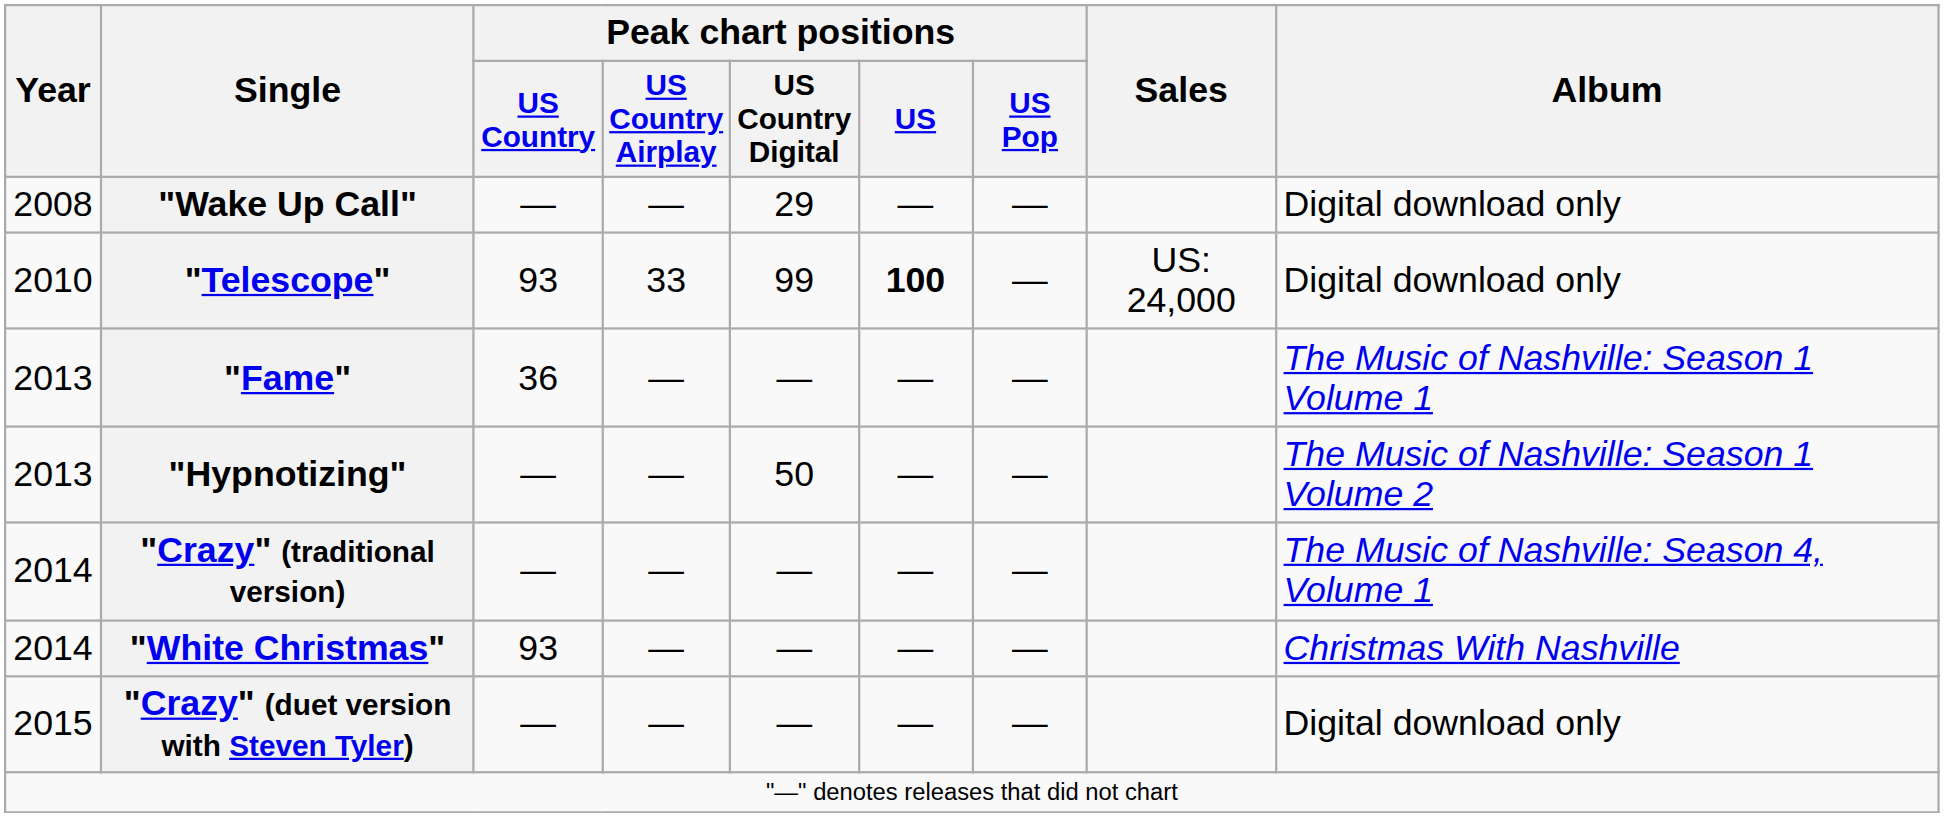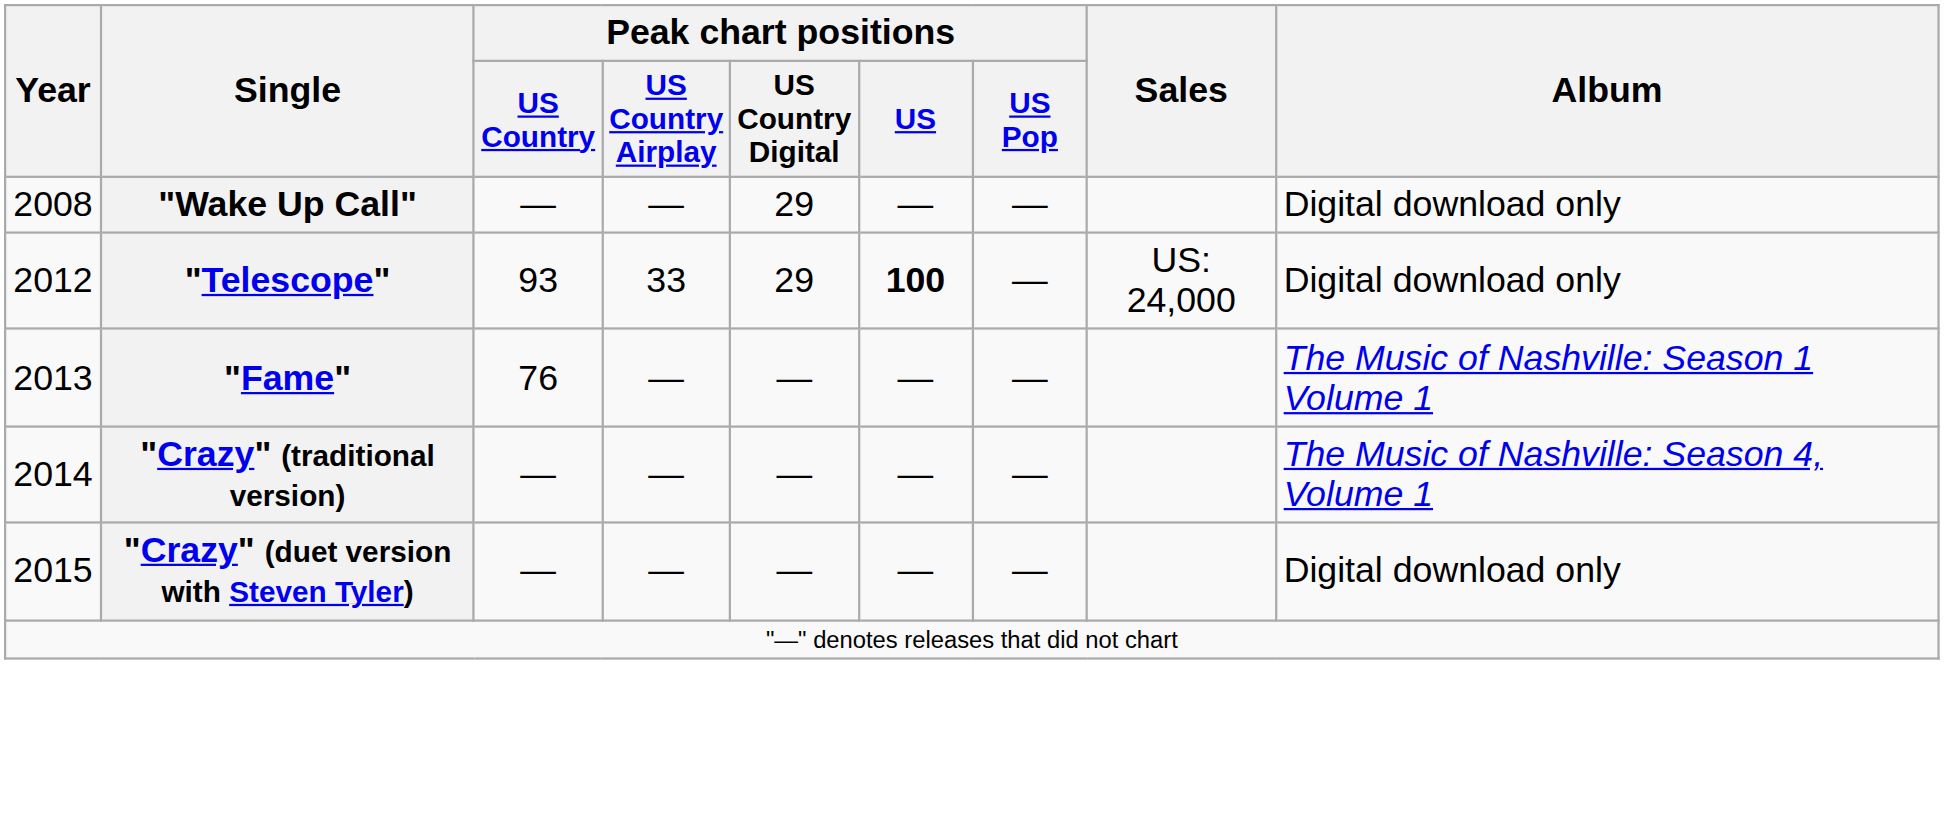(53, 280) 2010 -> (53, 280) 2012
(794, 280) 99 -> (794, 280) 29
(538, 377) 36 -> (538, 377) 76
- row: (288, 473)
- row: (288, 647)
